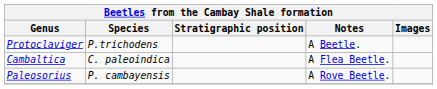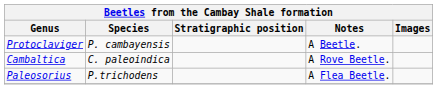(123, 44) P.trichodens -> (129, 44) P. cambayensis
(349, 60) A Flea Beetle. -> (349, 60) A Rove Beetle.
(129, 76) P. cambayensis -> (123, 76) P.trichodens
(349, 76) A Rove Beetle. -> (349, 76) A Flea Beetle.
